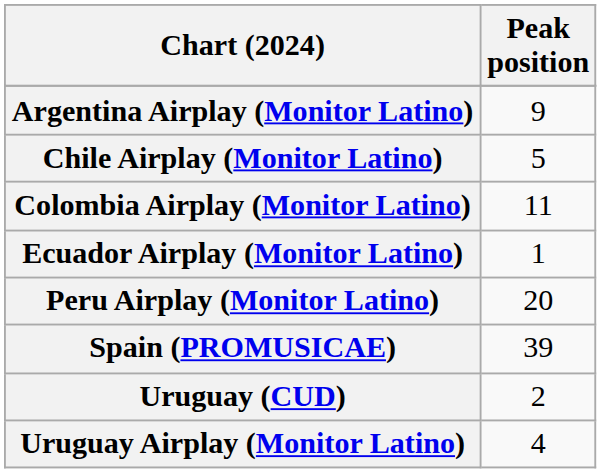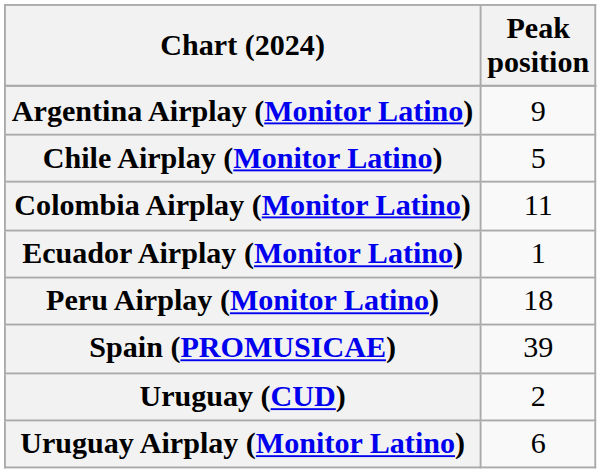(538, 300) 20 -> (538, 300) 18
(538, 443) 4 -> (538, 443) 6
